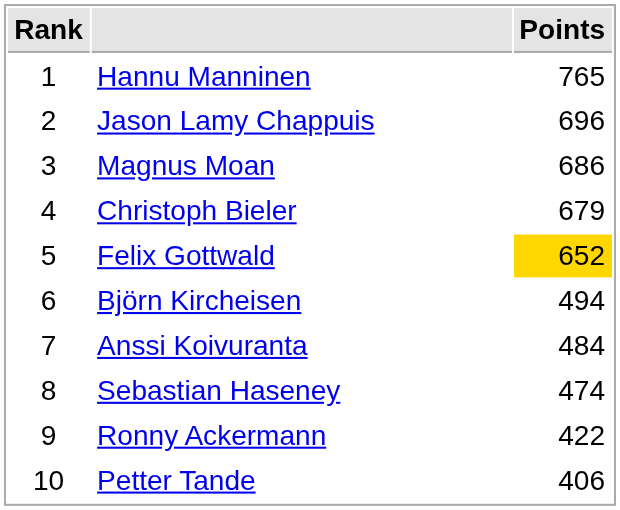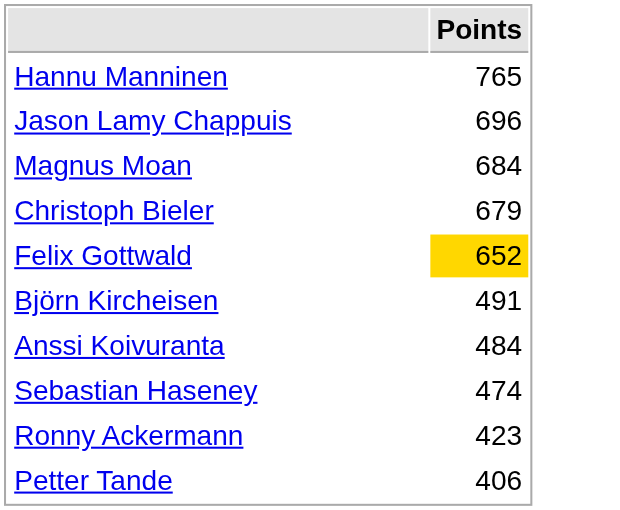- column: (48, 30)
(582, 166) 686 -> (499, 166) 684
(582, 301) 494 -> (499, 301) 491
(582, 435) 422 -> (499, 435) 423
